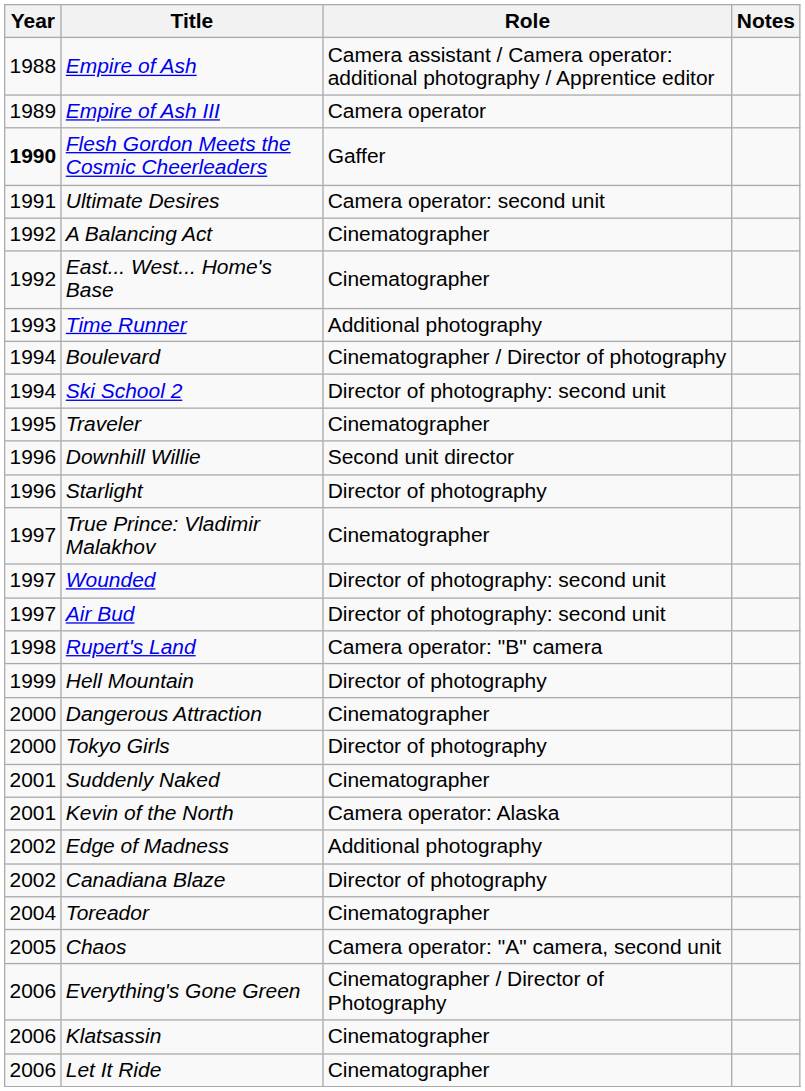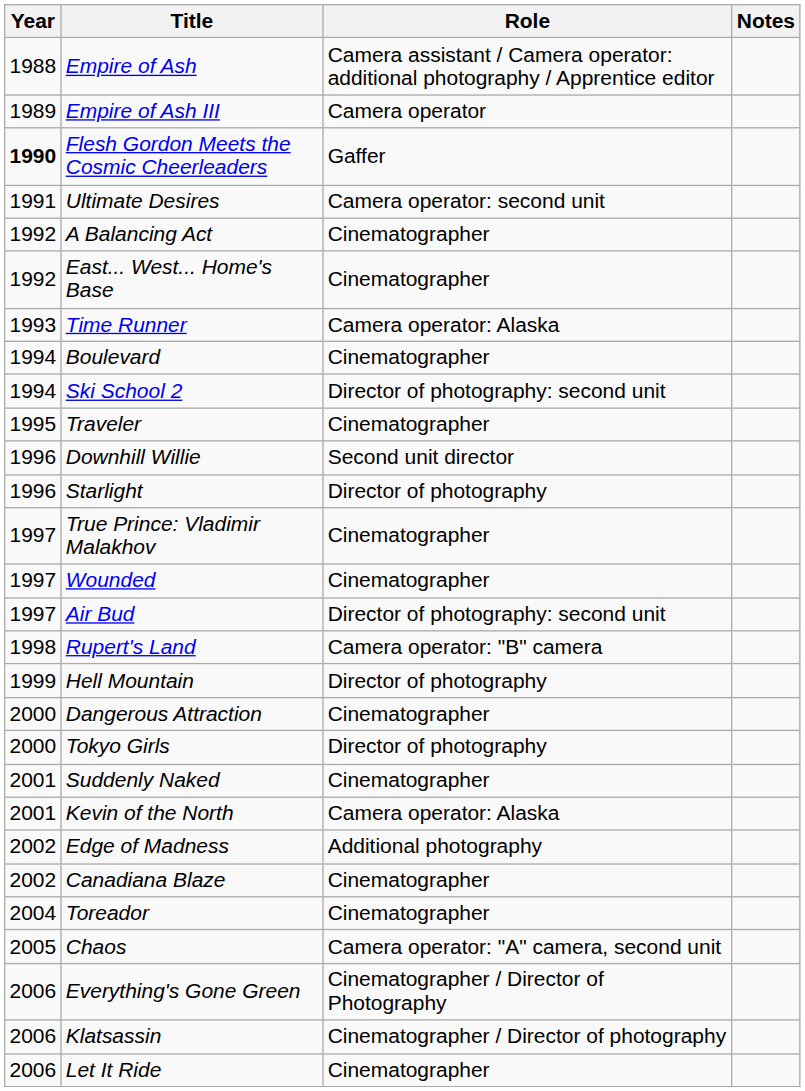(435, 324) Additional photography -> (444, 324) Camera operator: Alaska
(527, 357) Cinematographer / Director of photography -> (409, 357) Cinematographer
(497, 580) Director of photography: second unit -> (409, 580) Cinematographer
(437, 879) Director of photography -> (409, 879) Cinematographer
(409, 1036) Cinematographer -> (527, 1036) Cinematographer / Director of photography
